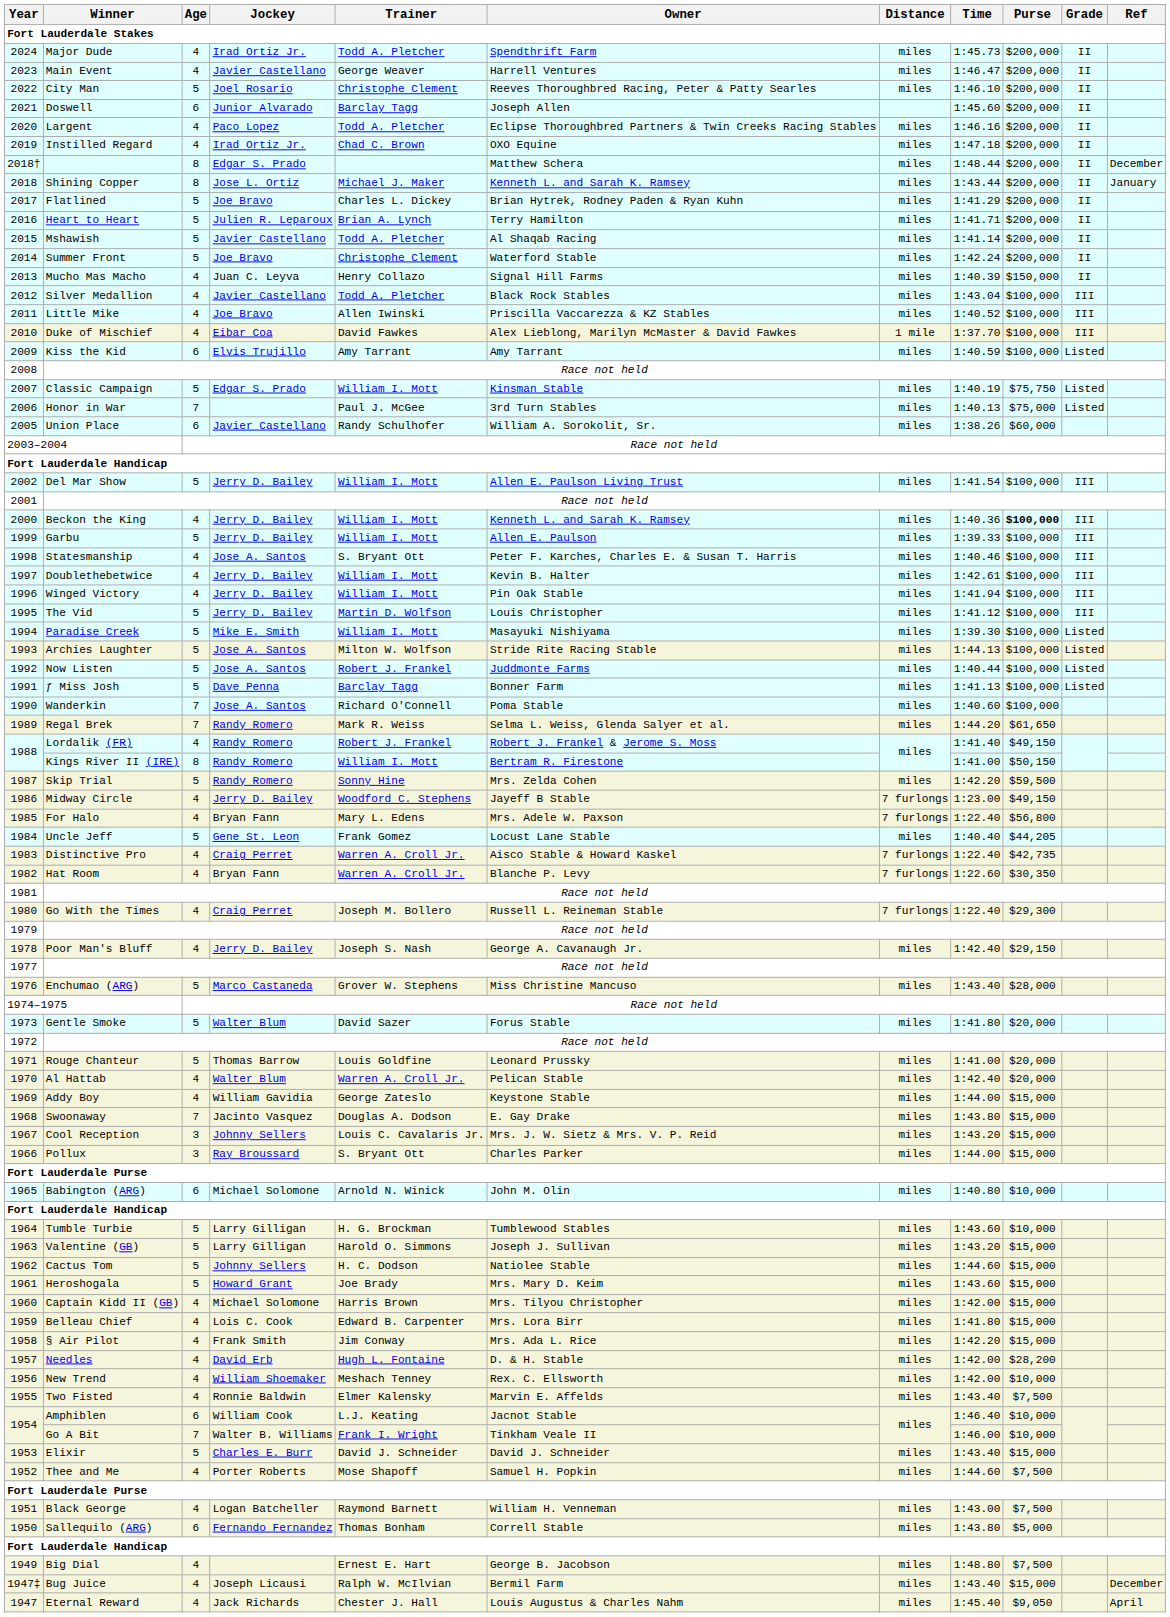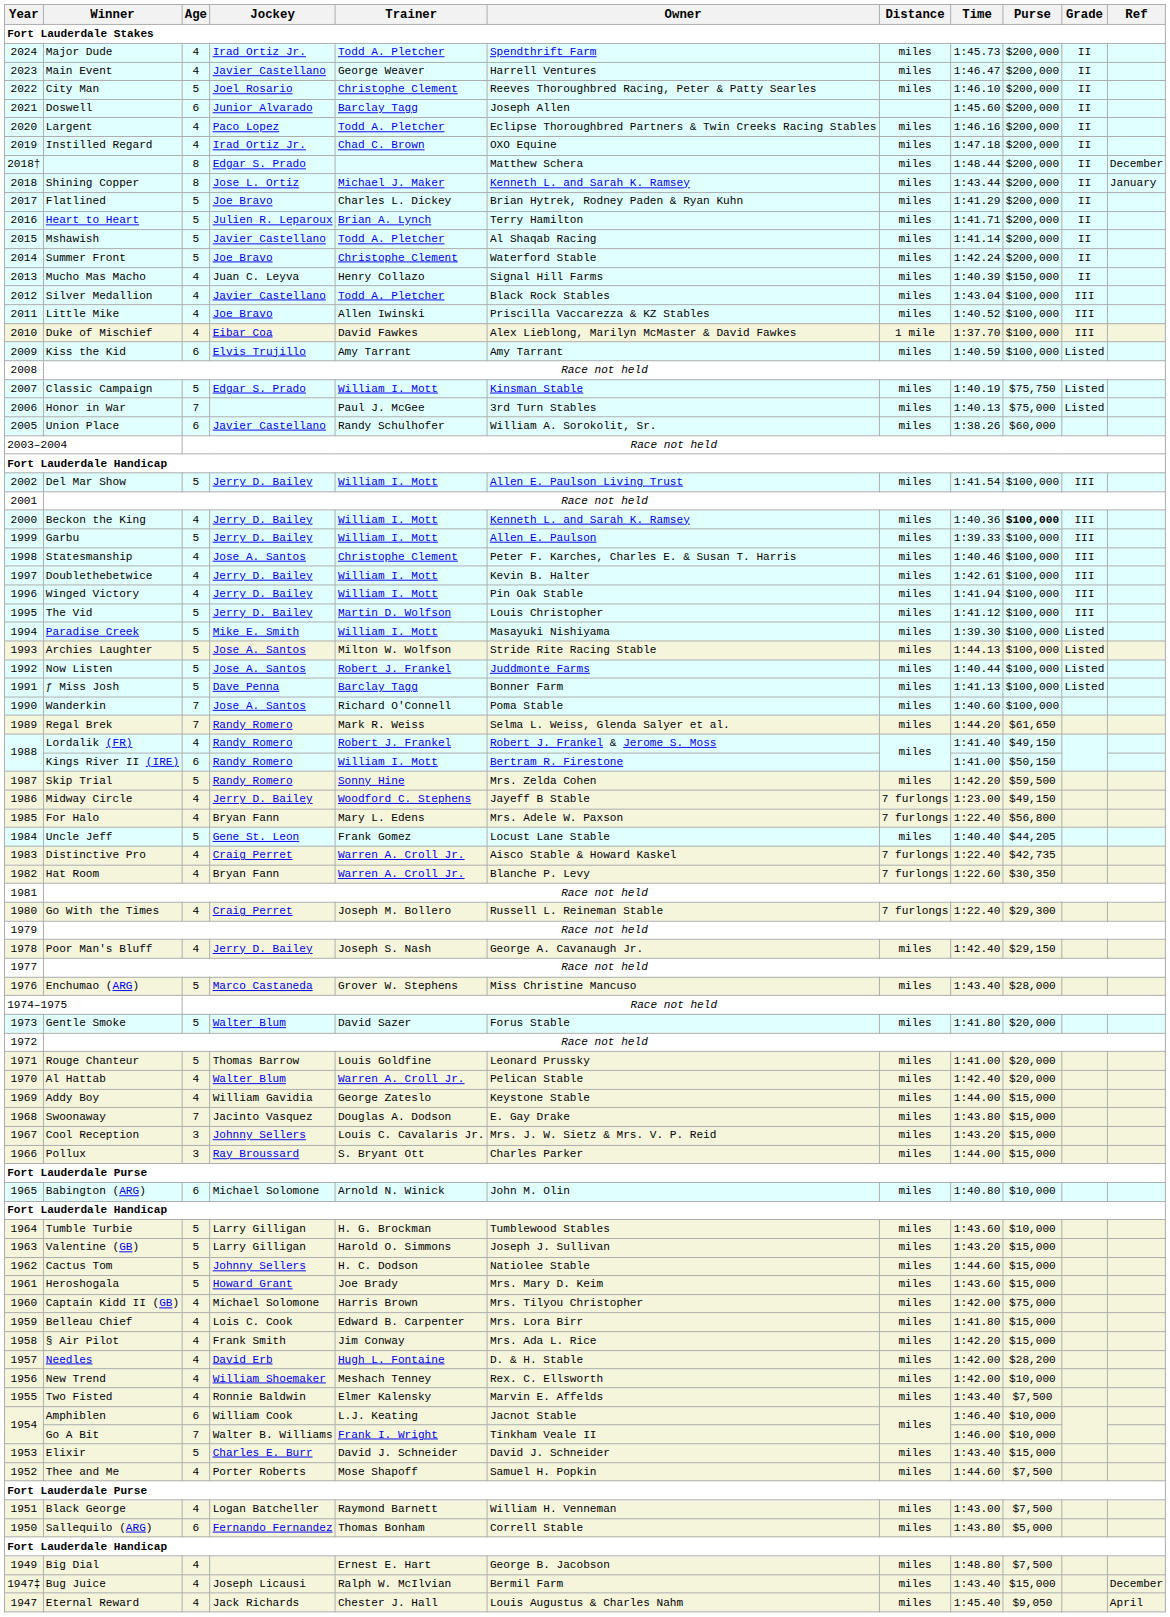(381, 557) S. Bryant Ott -> (398, 557) Christophe Clement
(196, 762) 8 -> (196, 762) 6
(1032, 1304) $15,000 -> (1032, 1304) $75,000
